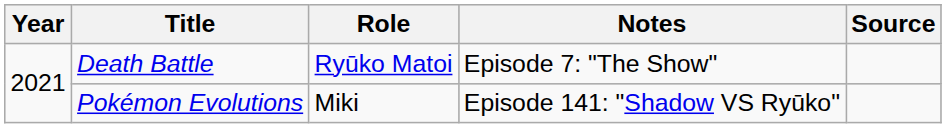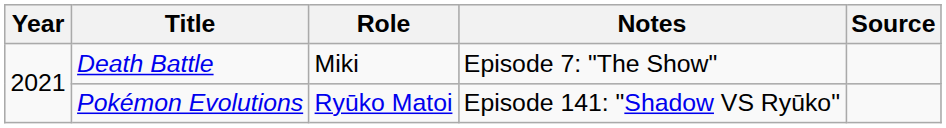(384, 63) Ryūko Matoi -> (337, 63) Miki
(337, 102) Miki -> (384, 102) Ryūko Matoi
